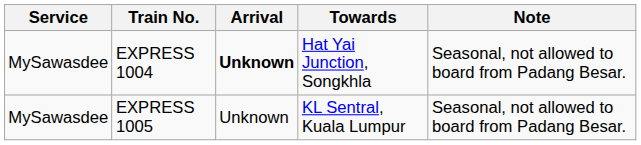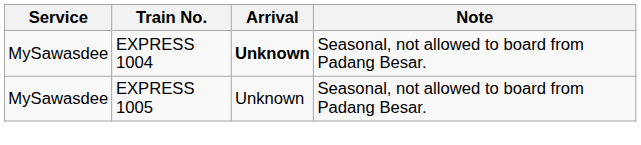- column: (363, 17)
